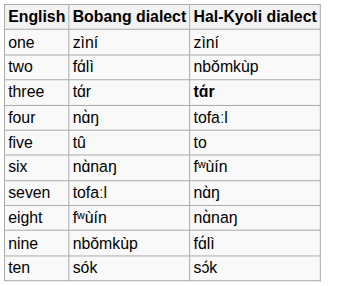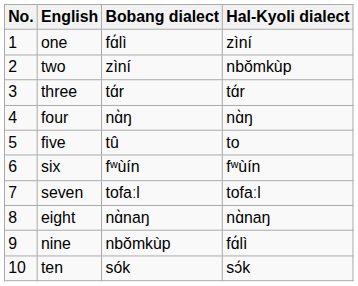+ column: (21, 17)
(85, 42) zìní -> (116, 42) fɑ́lì
(83, 67) fɑ́lì -> (118, 67) zìní
(204, 92) bold -> (236, 92) normal
(211, 117) tofaːl -> (240, 117) nɑ̀ŋ
(95, 167) nɑ̀naŋ -> (122, 167) fʷùín
(207, 192) nɑ̀ŋ -> (243, 192) tofaːl
(90, 218) fʷùín -> (128, 218) nɑ̀naŋ
